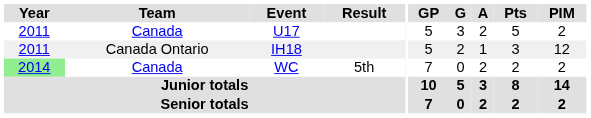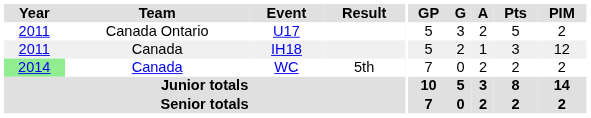(157, 31) Canada -> (157, 31) Canada Ontario
(157, 49) Canada Ontario -> (157, 49) Canada
